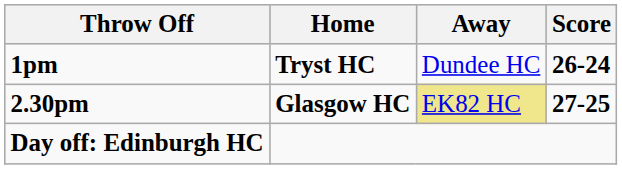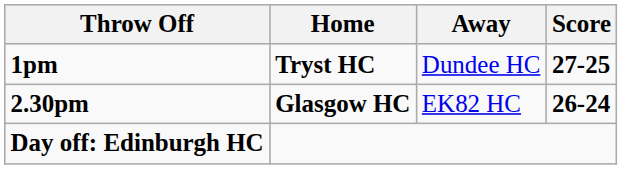(581, 63) 26-24 -> (581, 63) 27-25
(471, 103) khaki background -> (471, 103) no background
(581, 103) 27-25 -> (581, 103) 26-24
